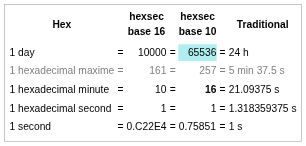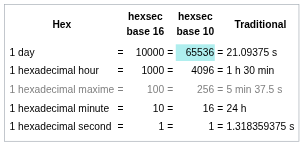(239, 52) 24 h -> (252, 52) 21.09375 s
+ row: (54, 71)
(158, 71) 161 -> (156, 90) 100
(208, 71) 257 -> (206, 90) 256
(211, 90) bold -> (208, 108) normal
(254, 90) 21.09375 s -> (236, 108) 24 h
- row: (30, 127)
